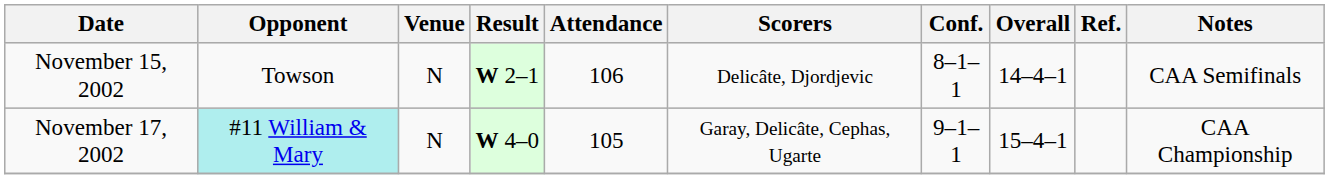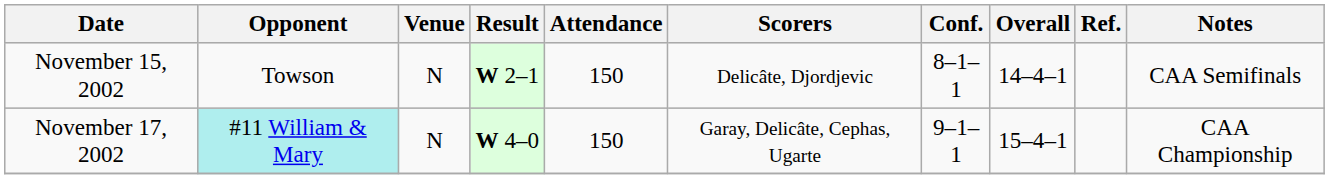(606, 75) 106 -> (606, 75) 150
(606, 140) 105 -> (606, 140) 150
